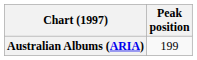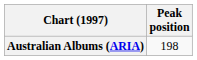(169, 45) 199 -> (169, 45) 198
